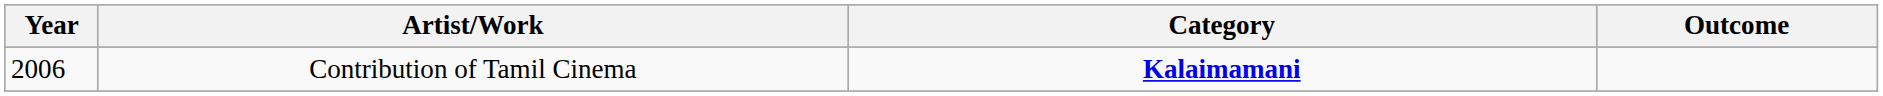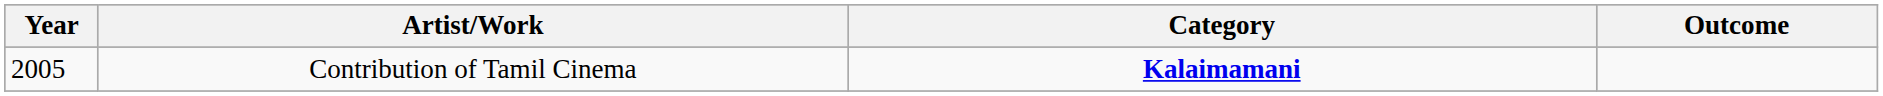(38, 68) 2006 -> (38, 68) 2005
